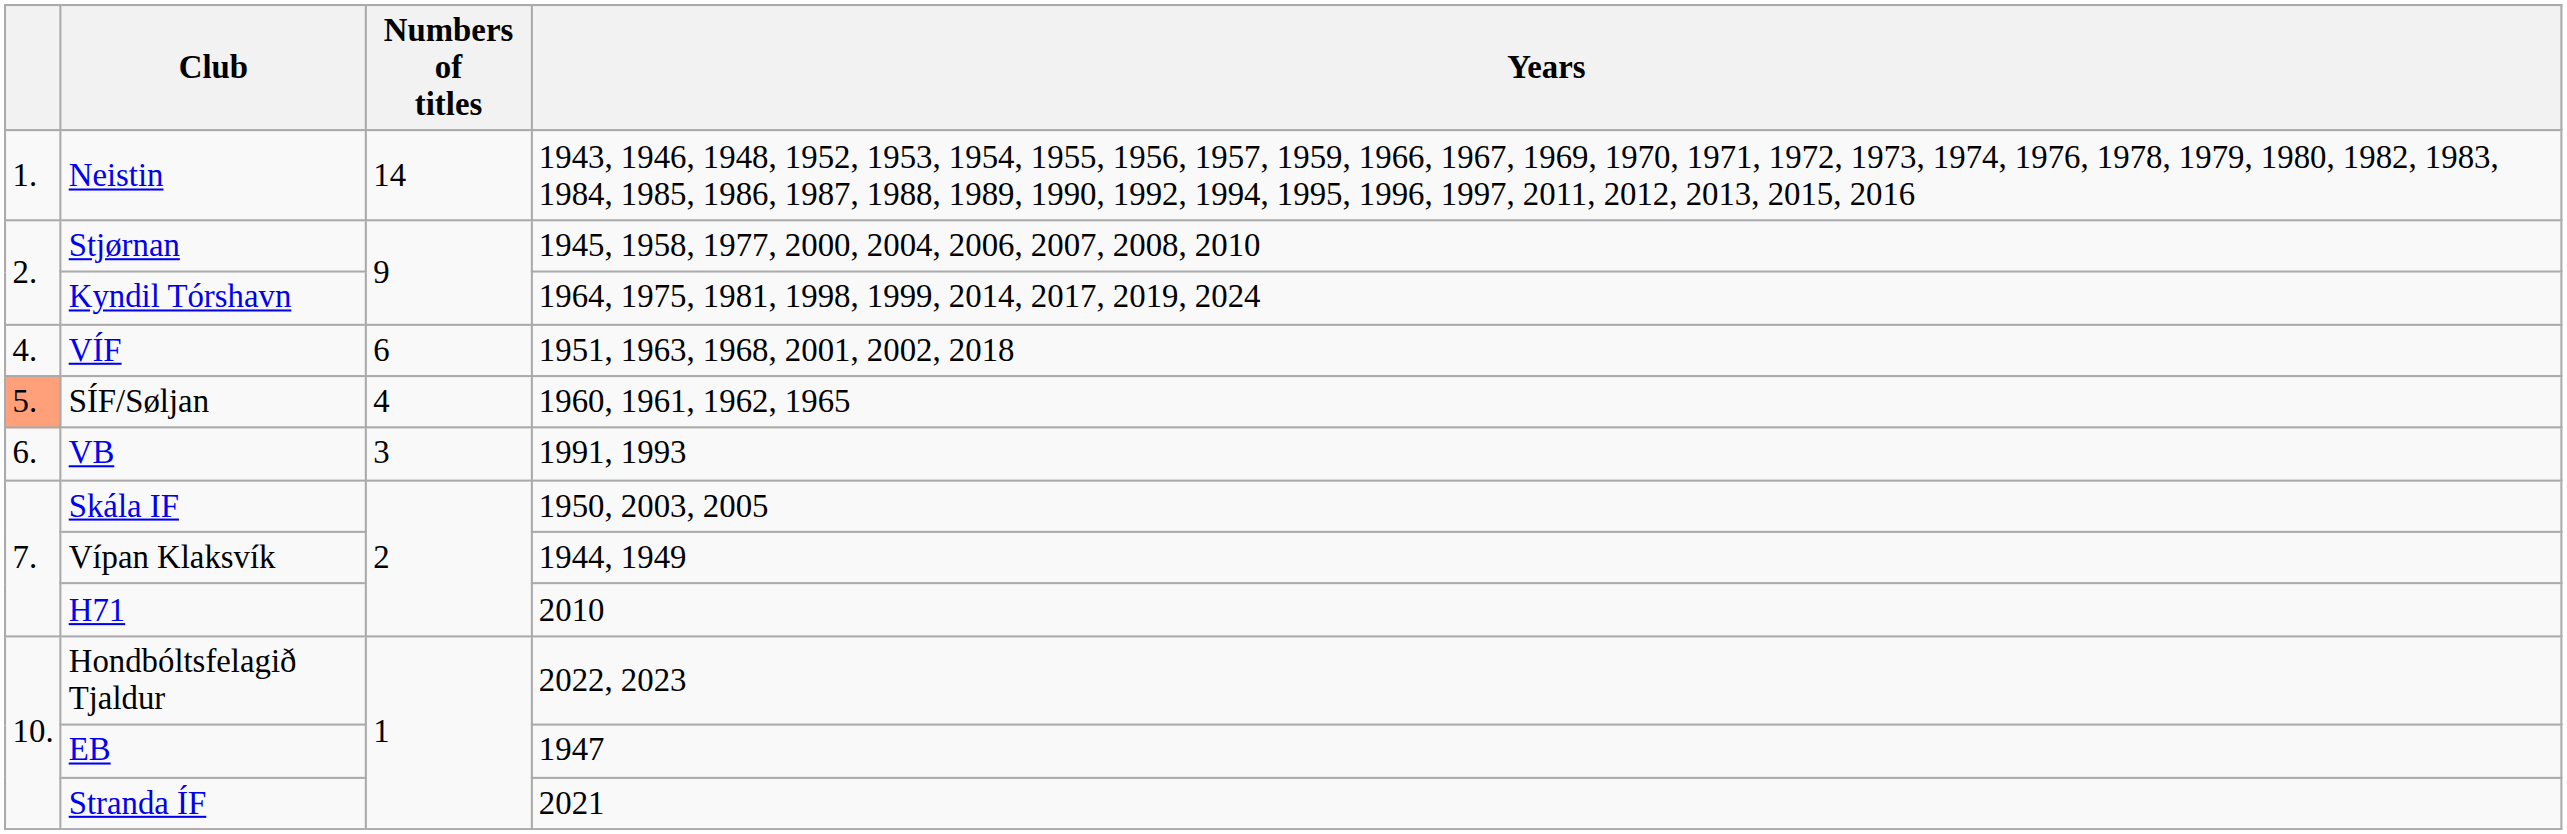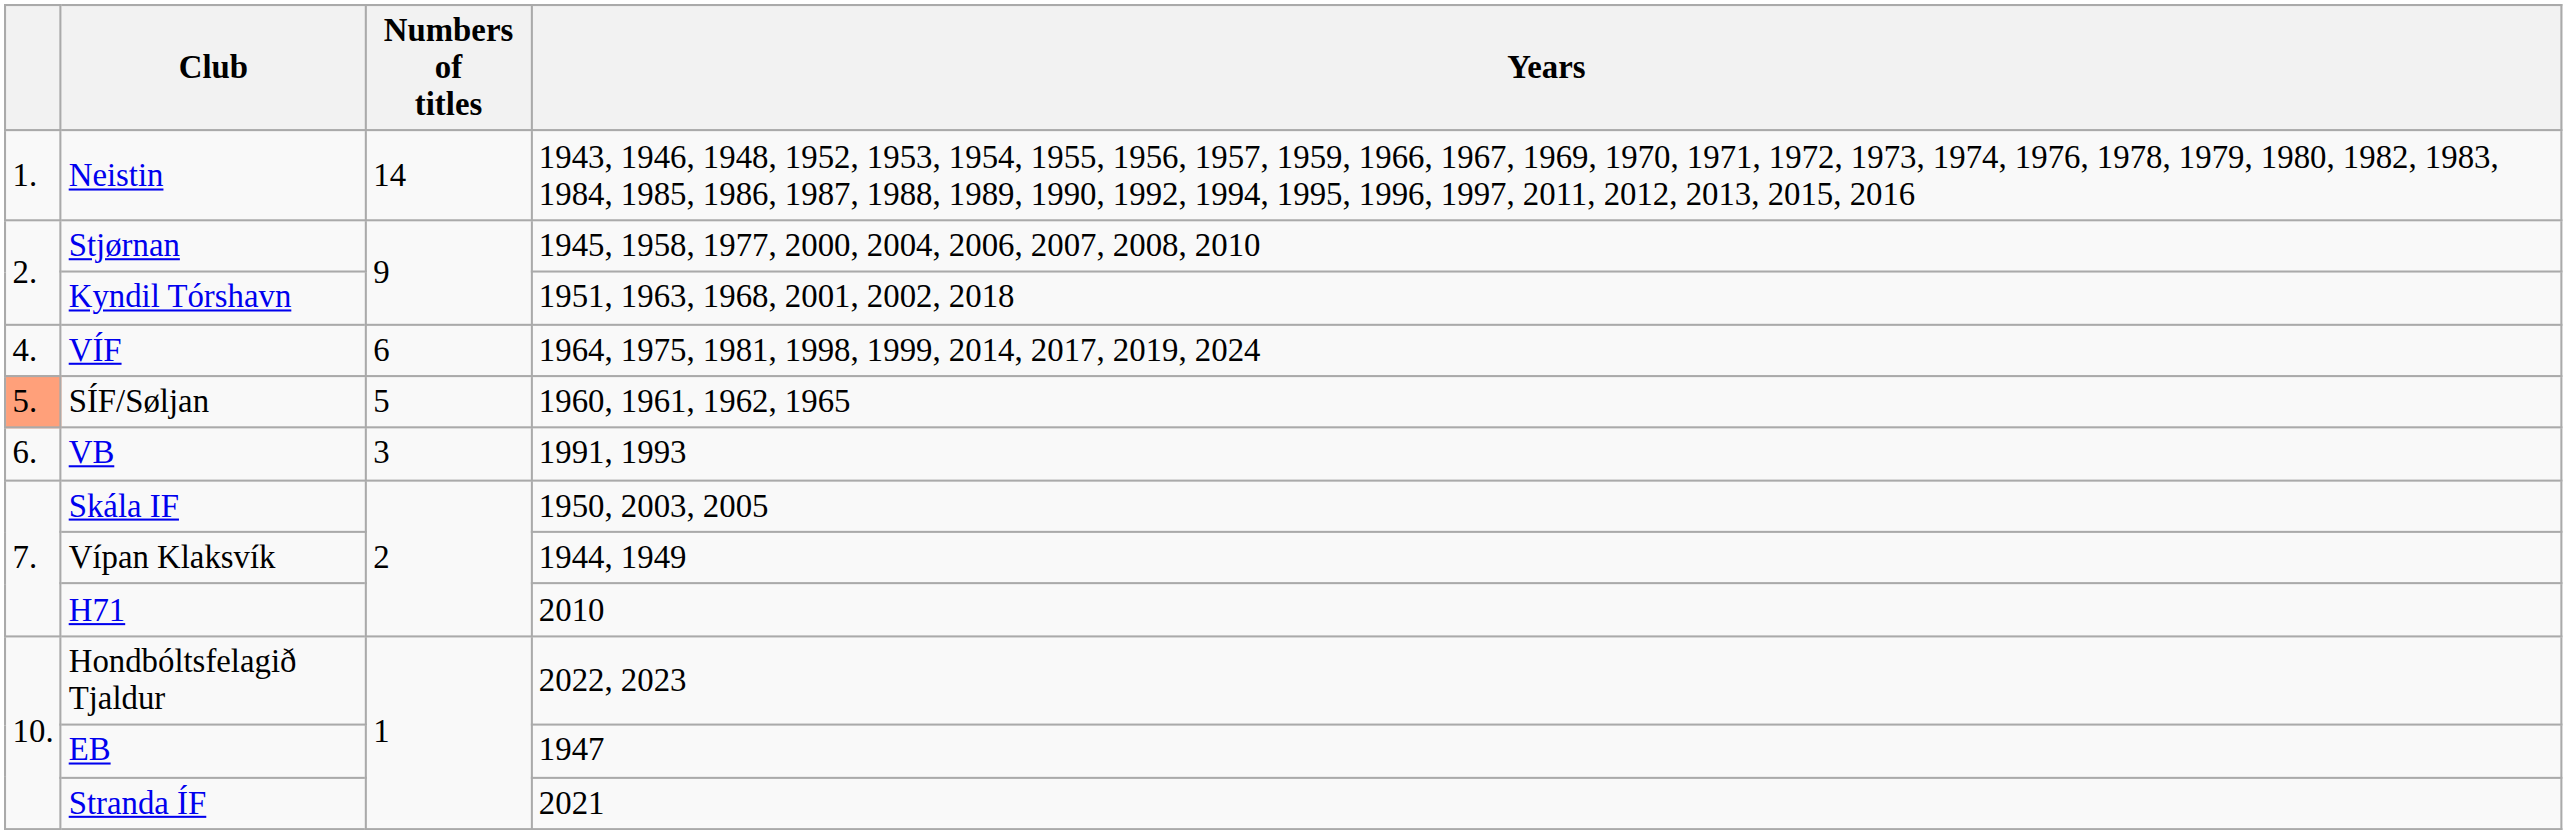(900, 297) 1964, 1975, 1981, 1998, 1999, 2014, 2017, 2019, 2024 -> (777, 297) 1951, 1963, 1968, 2001, 2002, 2018
(777, 349) 1951, 1963, 1968, 2001, 2002, 2018 -> (900, 349) 1964, 1975, 1981, 1998, 1999, 2014, 2017, 2019, 2024
(382, 401) 4 -> (382, 401) 5
